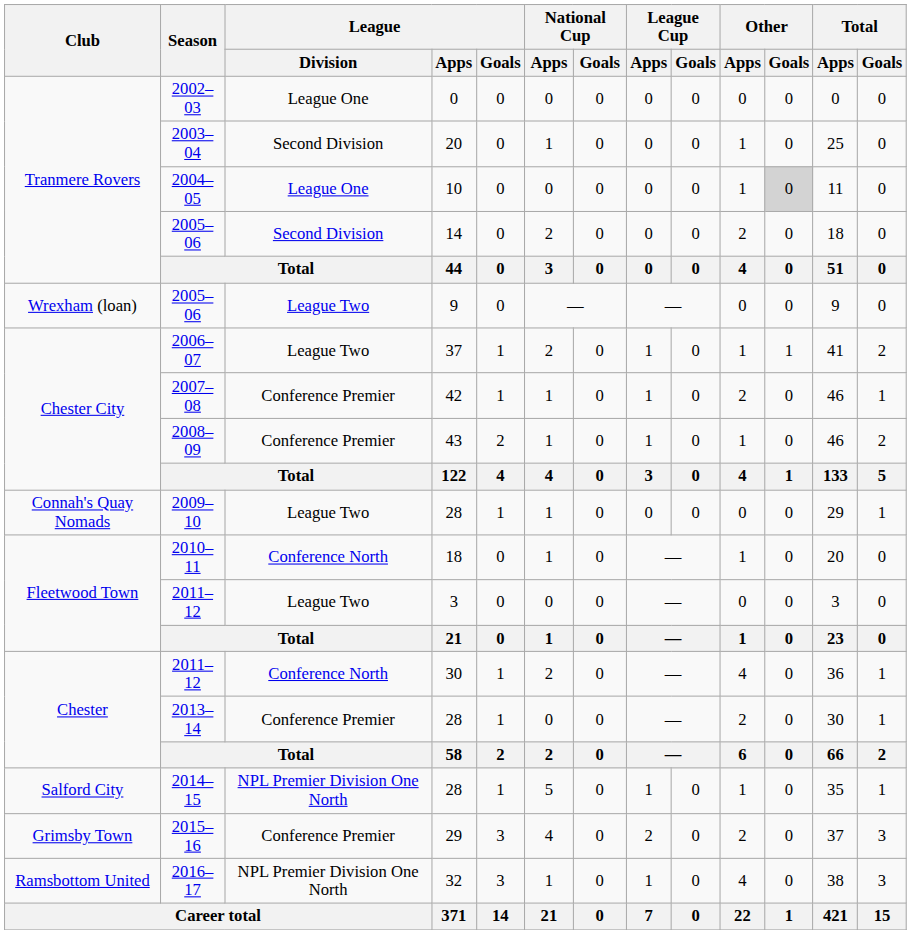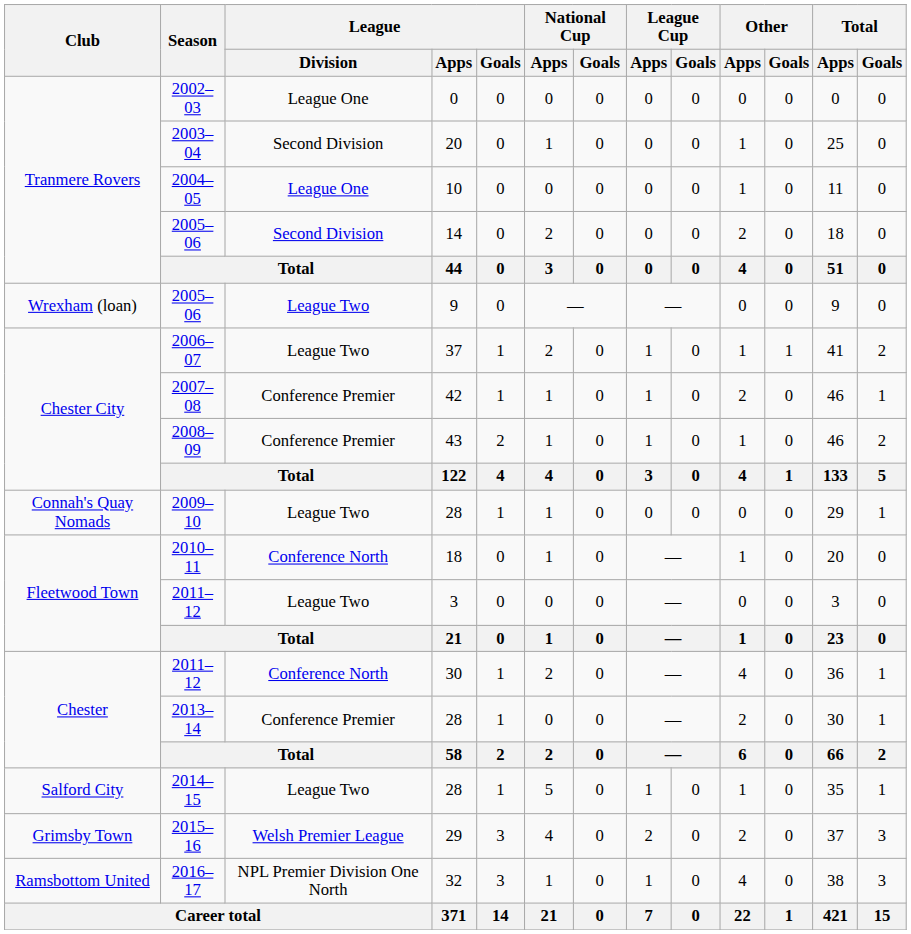(789, 188) lightgrey background -> (789, 188) no background
(328, 790) NPL Premier Division One North -> (328, 790) League Two
(328, 835) Conference Premier -> (328, 835) Welsh Premier League
